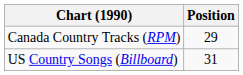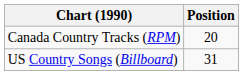(211, 37) 29 -> (211, 37) 20
